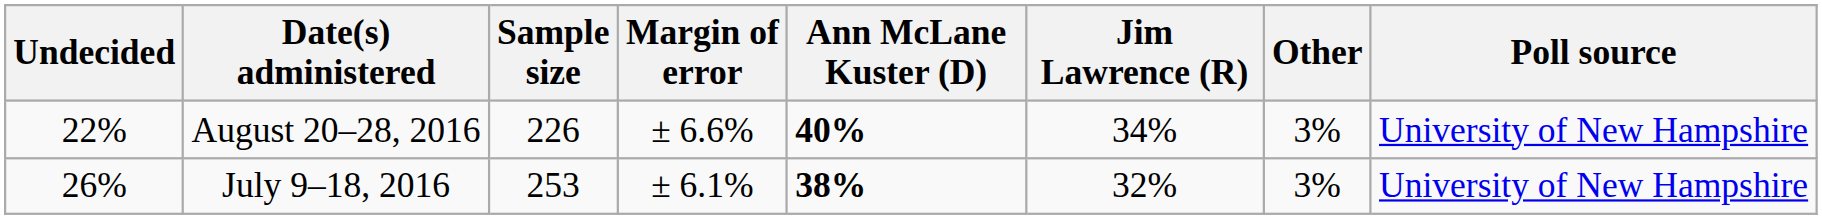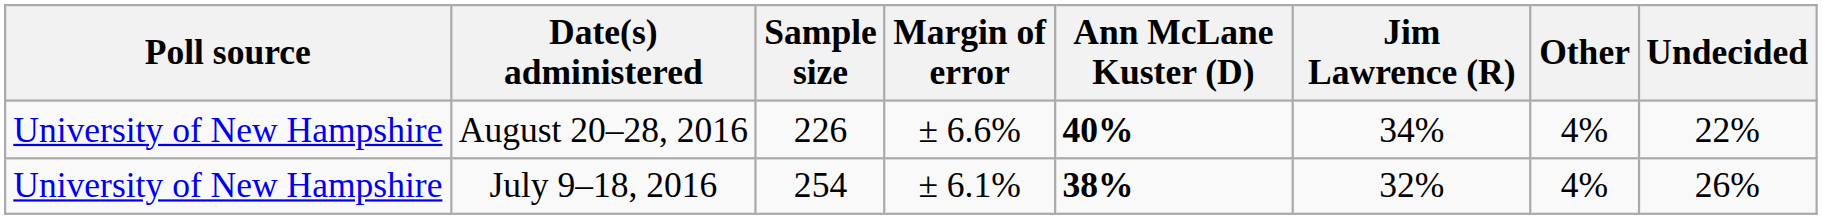columns swapped: (1594, 52) <-> (94, 52)
(1317, 128) 3% -> (1585, 128) 4%
(553, 185) 253 -> (821, 185) 254
(1317, 185) 3% -> (1585, 185) 4%
